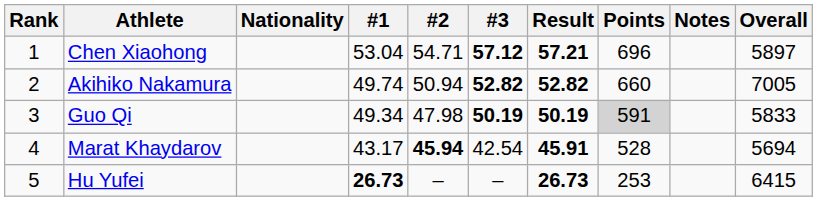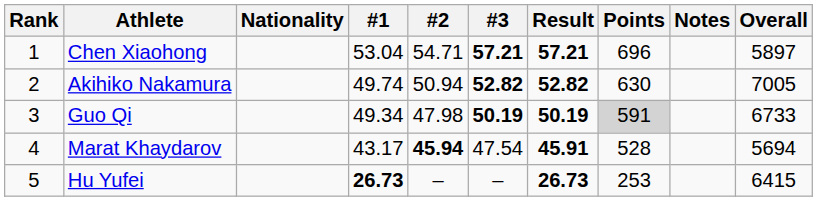(498, 52) 57.12 -> (498, 52) 57.21
(634, 84) 660 -> (634, 84) 630
(774, 116) 5833 -> (774, 116) 6733
(498, 148) 42.54 -> (498, 148) 47.54
